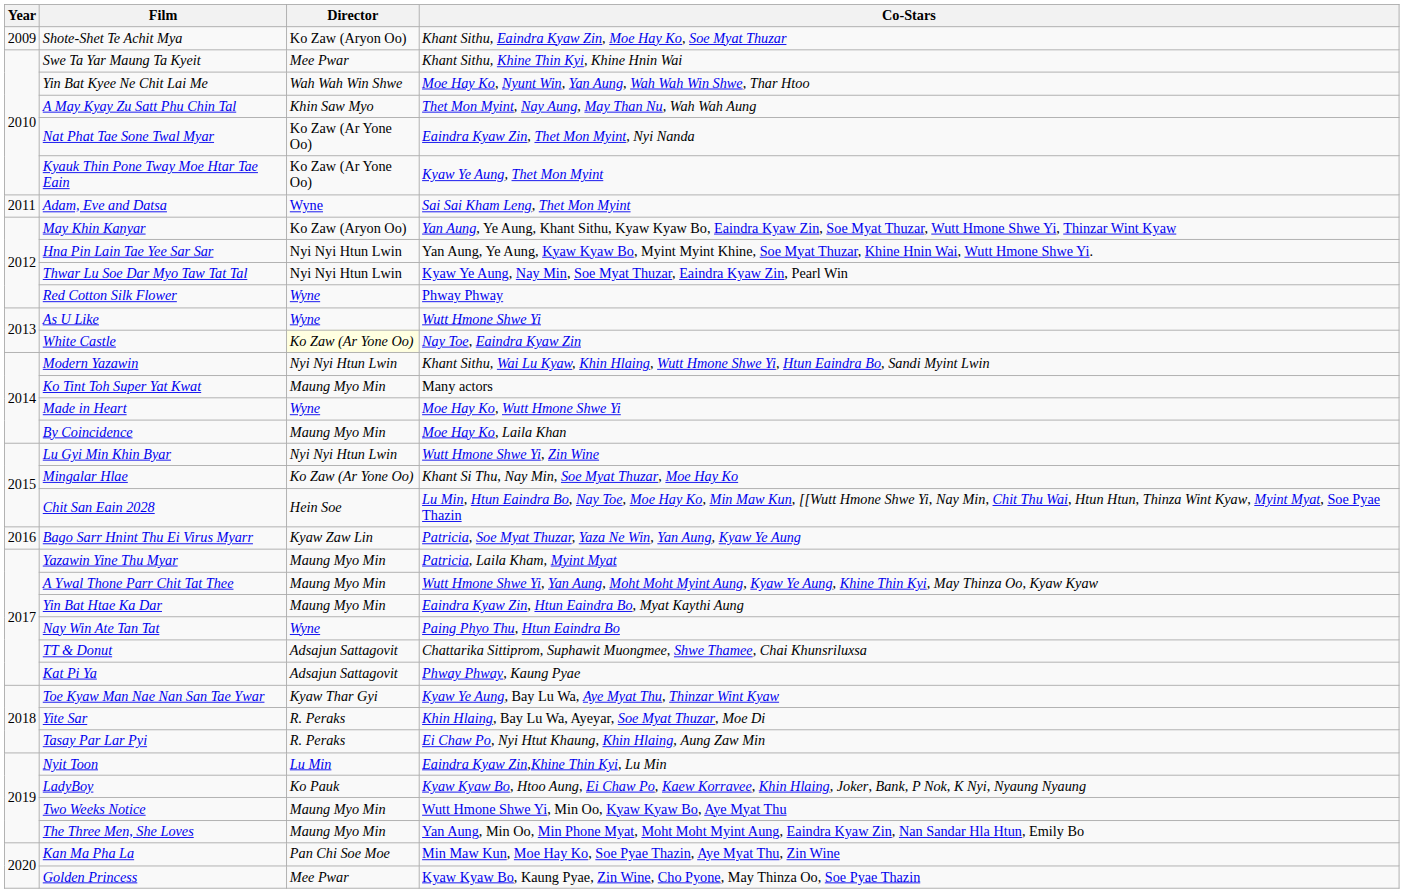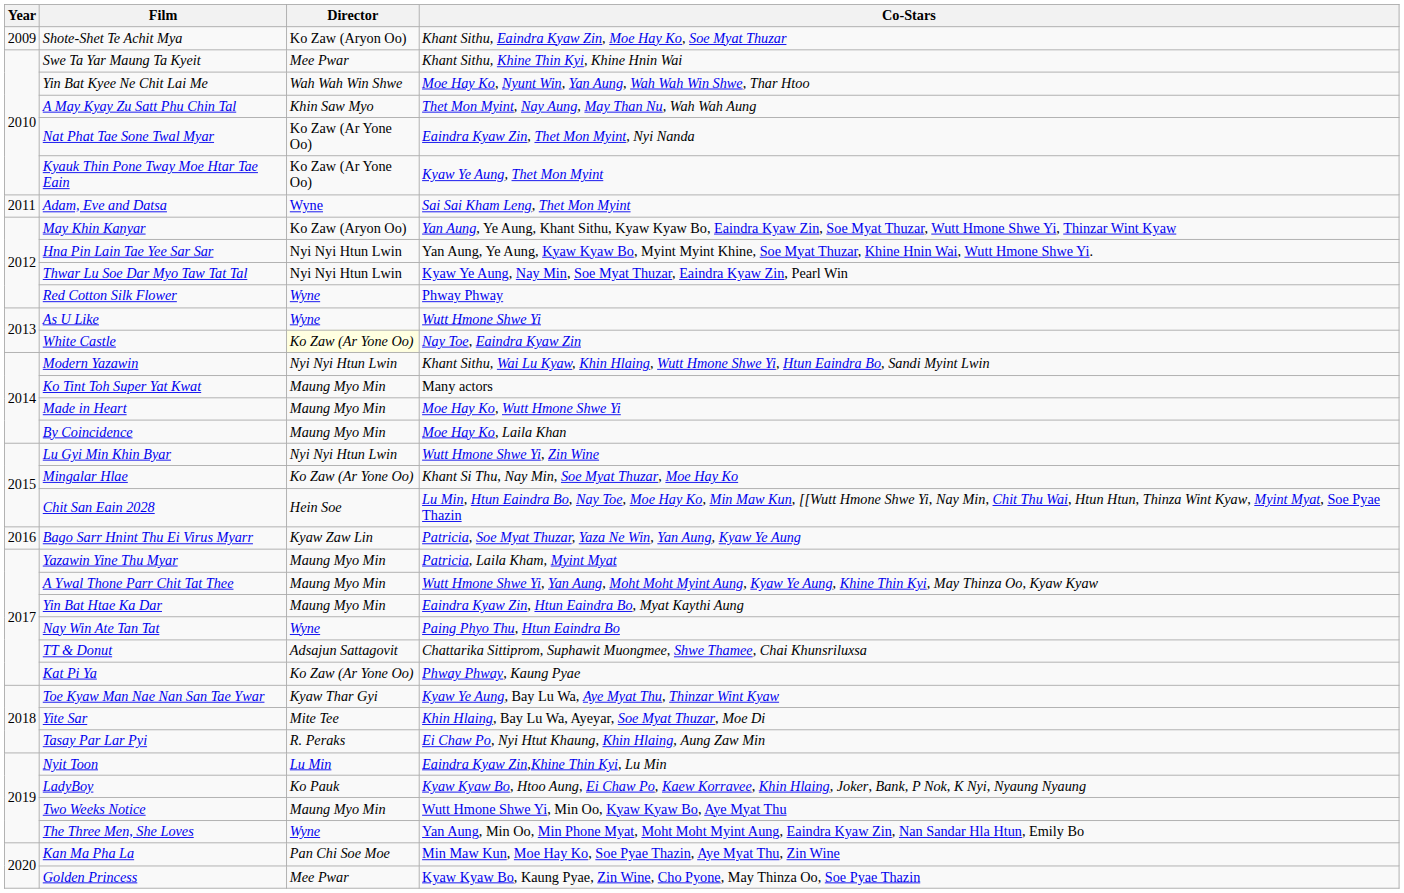(305, 409) Wyne -> (338, 409) Maung Myo Min
(344, 673) Adsajun Sattagovit -> (352, 673) Ko Zaw (Ar Yone Oo)
(318, 718) R. Peraks -> (314, 718) Mite Tee
(338, 831) Maung Myo Min -> (305, 831) Wyne
